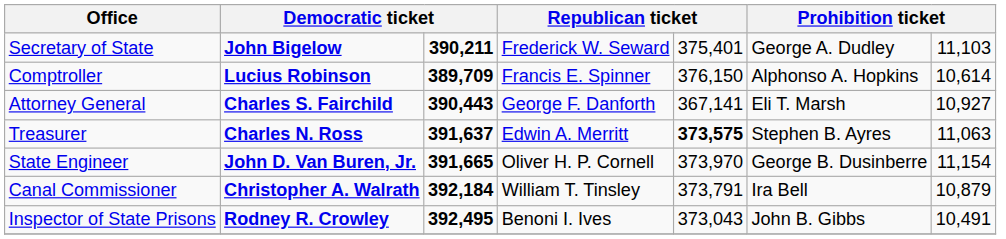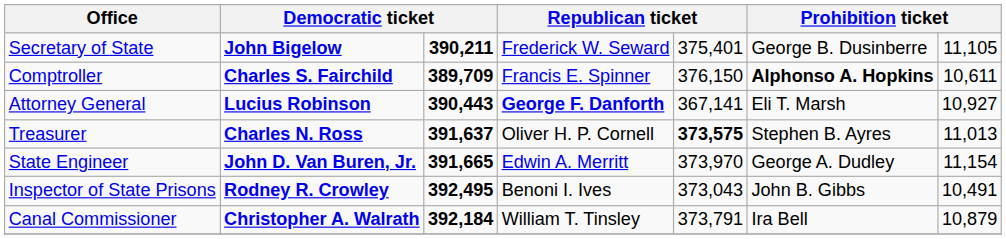(823, 47) George A. Dudley -> (839, 47) George B. Dusinberre
(964, 47) 11,103 -> (970, 47) 11,105
(297, 76) Lucius Robinson -> (308, 76) Charles S. Fairchild
(835, 76) normal -> (843, 76) bold
(963, 76) 10,614 -> (970, 76) 10,611
(308, 104) Charles S. Fairchild -> (297, 104) Lucius Robinson
(579, 104) normal -> (583, 104) bold
(565, 133) Edwin A. Merritt -> (578, 133) Oliver H. P. Cornell
(964, 133) 11,063 -> (970, 133) 11,013
(578, 162) Oliver H. P. Cornell -> (565, 162) Edwin A. Merritt
(839, 162) George B. Dusinberre -> (823, 162) George A. Dudley
rows swapped: (93, 190) <-> (112, 219)
